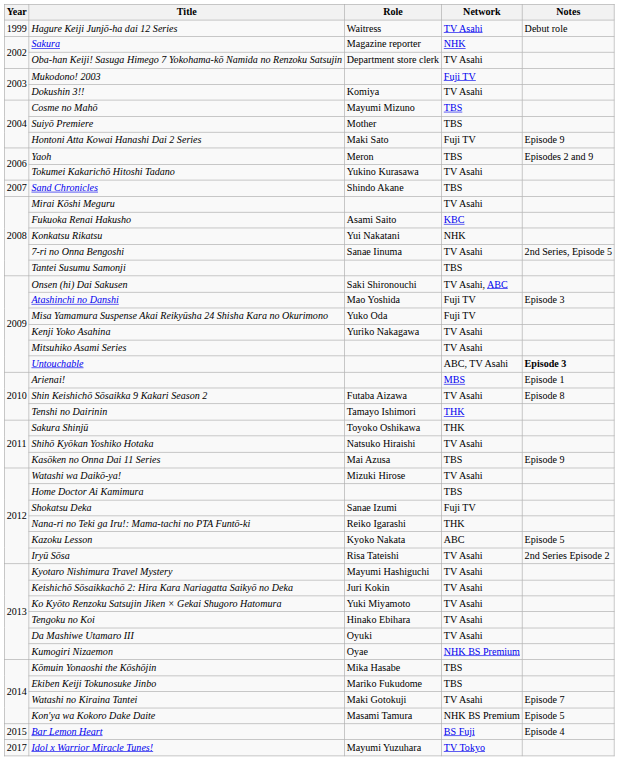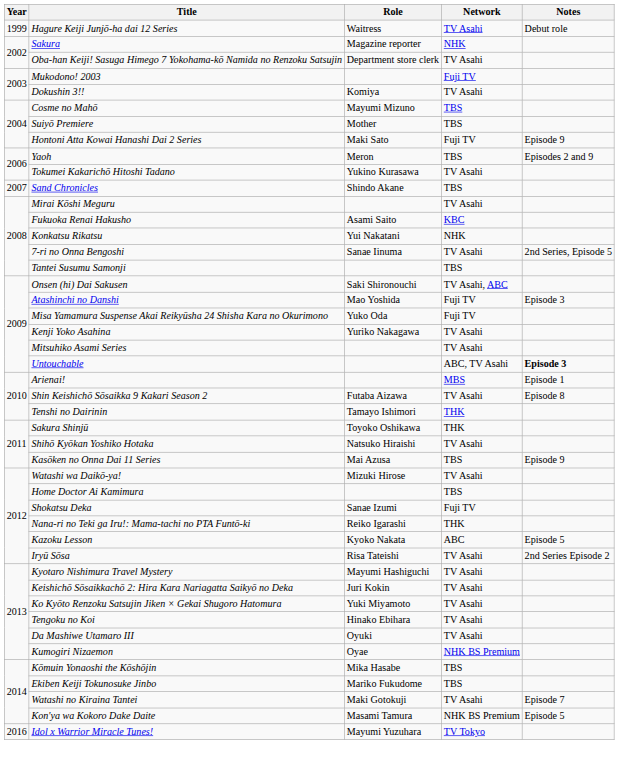- row: (67, 731)
(17, 747) 2017 -> (17, 731) 2016
